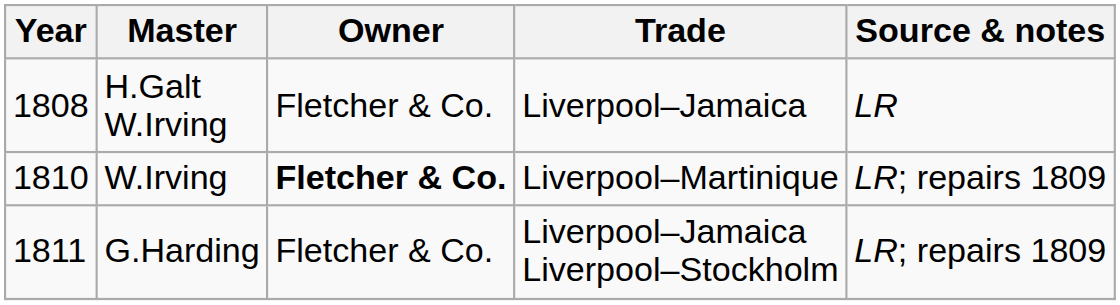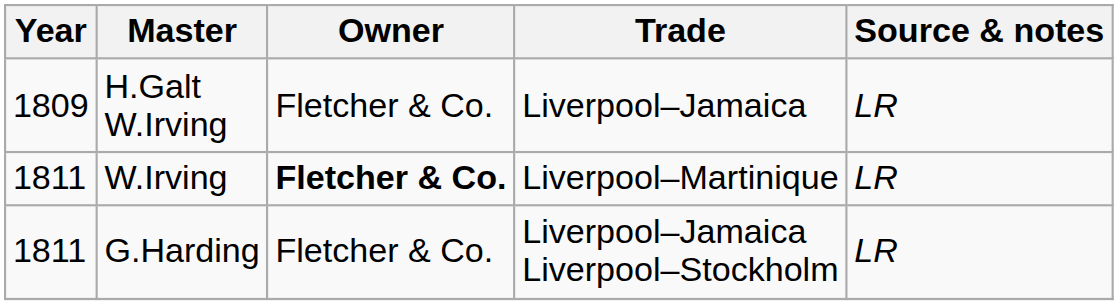(51, 104) 1808 -> (51, 104) 1809
(51, 177) 1810 -> (50, 177) 1811
(980, 177) LR; repairs 1809 -> (876, 177) LR
(980, 251) LR; repairs 1809 -> (876, 251) LR
